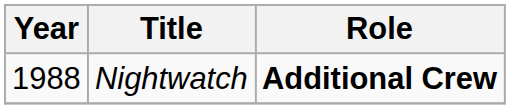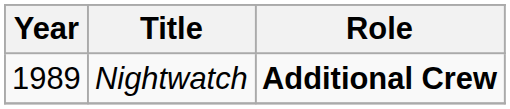(46, 77) 1988 -> (46, 77) 1989
